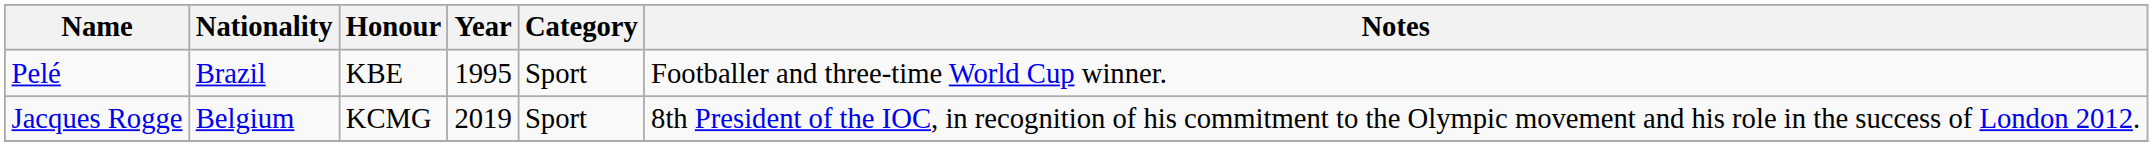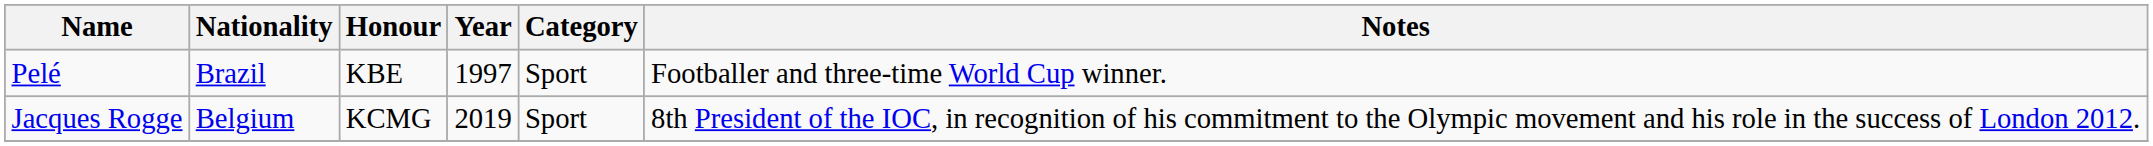(483, 72) 1995 -> (483, 72) 1997
